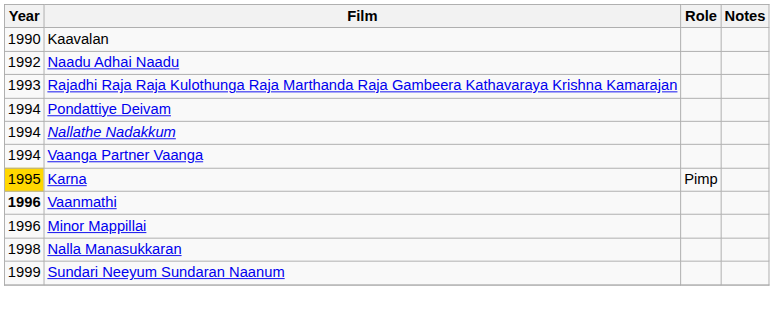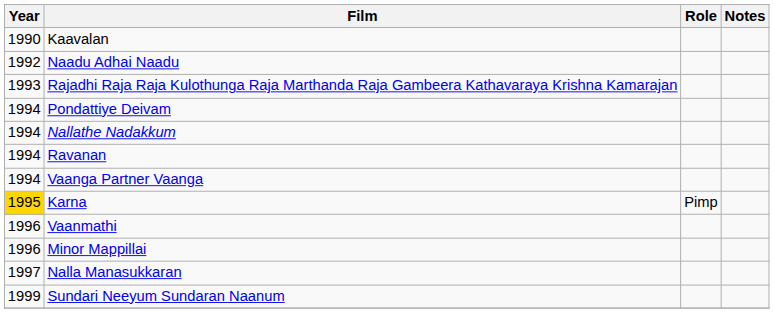+ row: (77, 156)
(24, 202) bold -> (24, 226) normal
(24, 249) 1998 -> (24, 272) 1997
